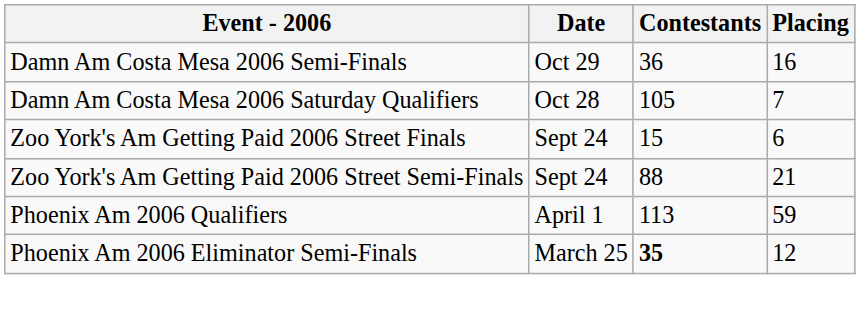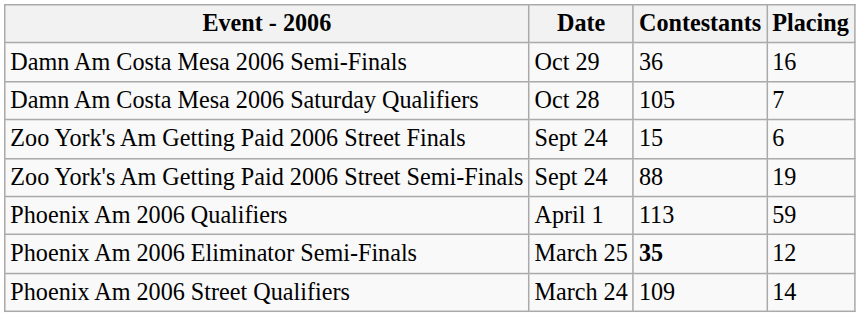(784, 176) 21 -> (784, 176) 19
+ row: (180, 291)
